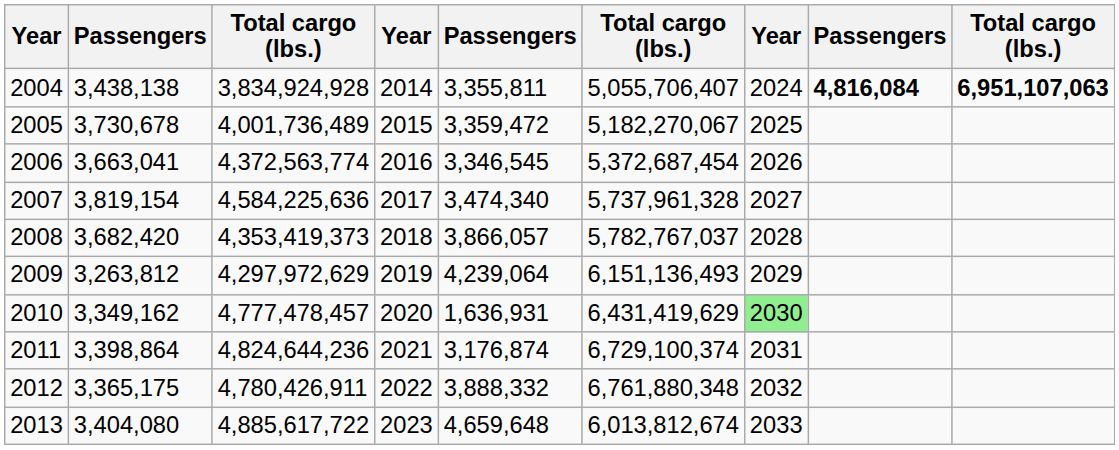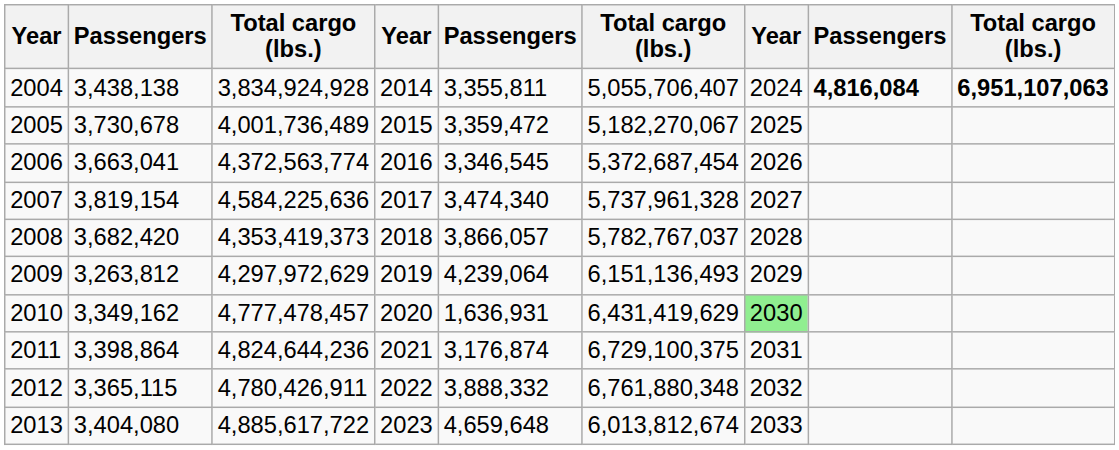(663, 350) 6,729,100,374 -> (663, 350) 6,729,100,375
(126, 387) 3,365,175 -> (126, 387) 3,365,115
